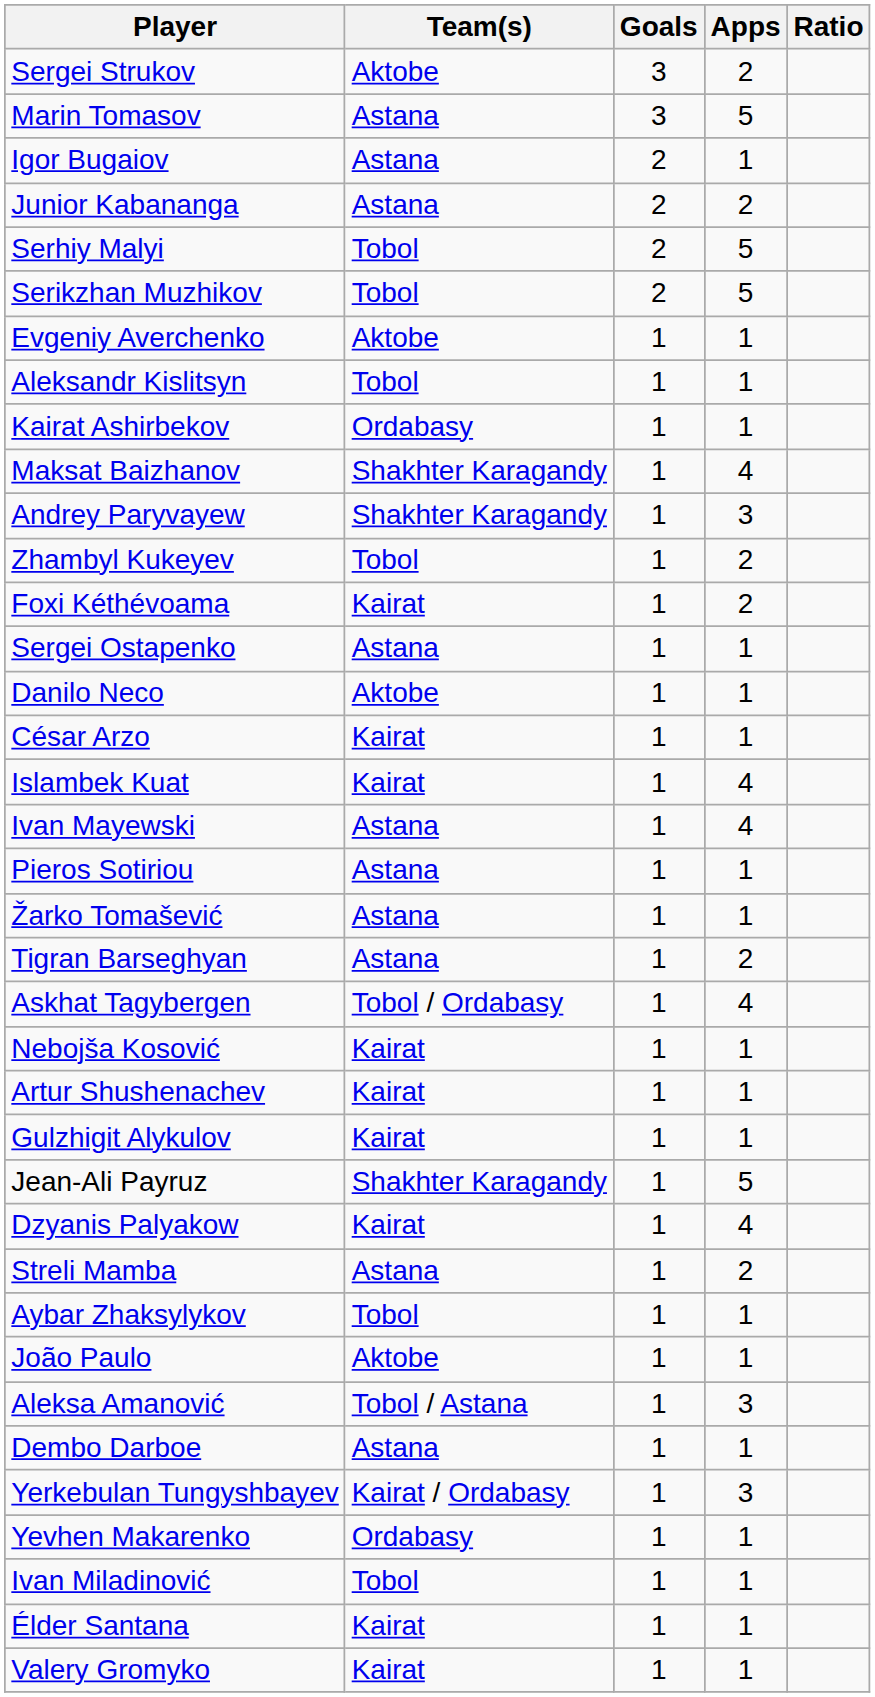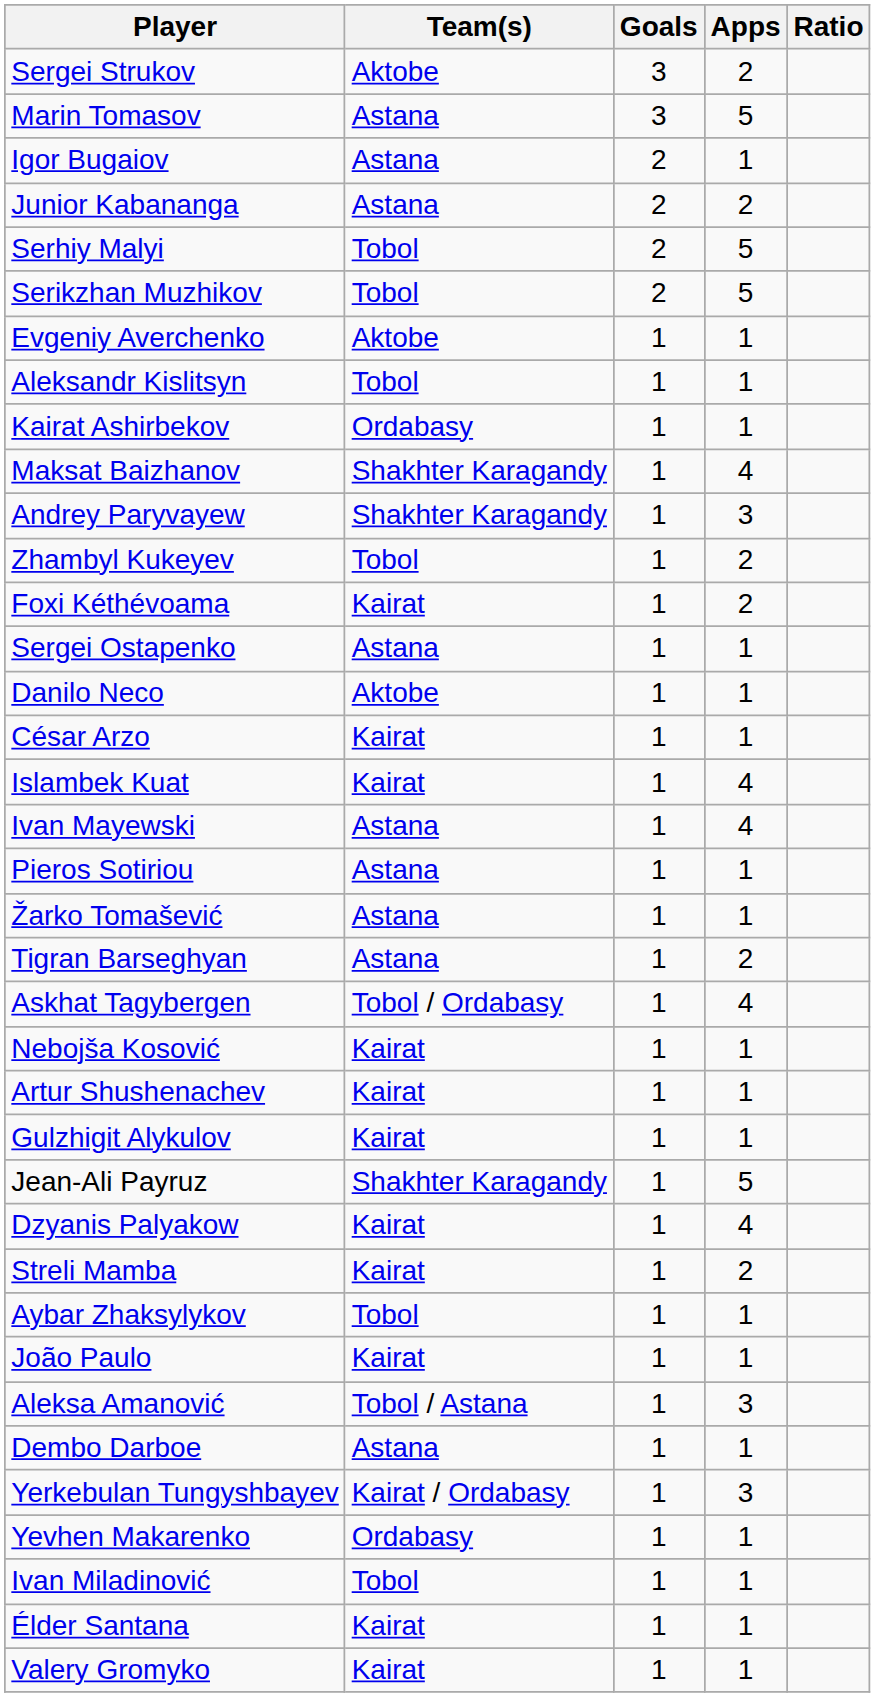(395, 1270) Astana -> (388, 1270) Kairat
(395, 1358) Aktobe -> (388, 1358) Kairat
